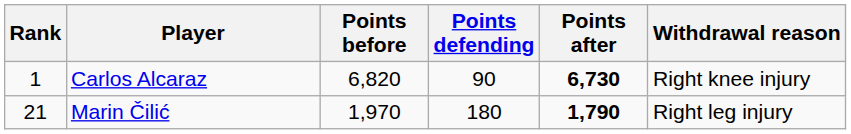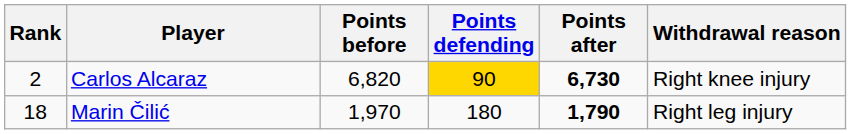(35, 78) 1 -> (35, 78) 2
(484, 78) no background -> (484, 78) gold background
(35, 111) 21 -> (35, 111) 18
